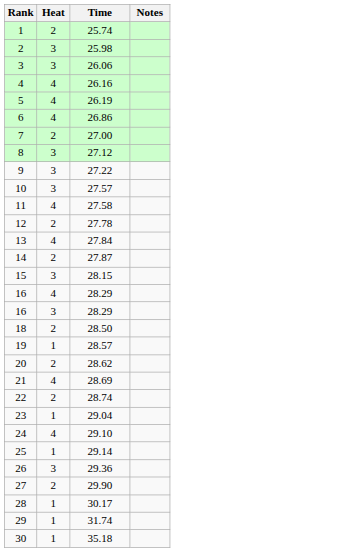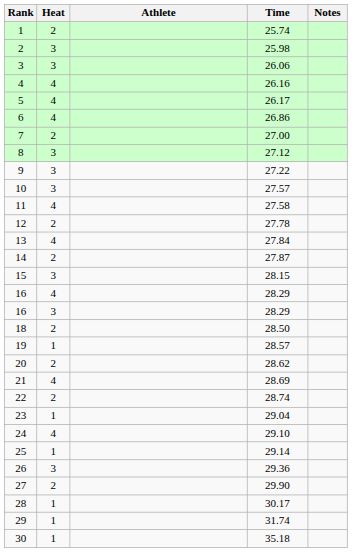+ column: (159, 13)
(100, 100) 26.19 -> (277, 100) 26.17
